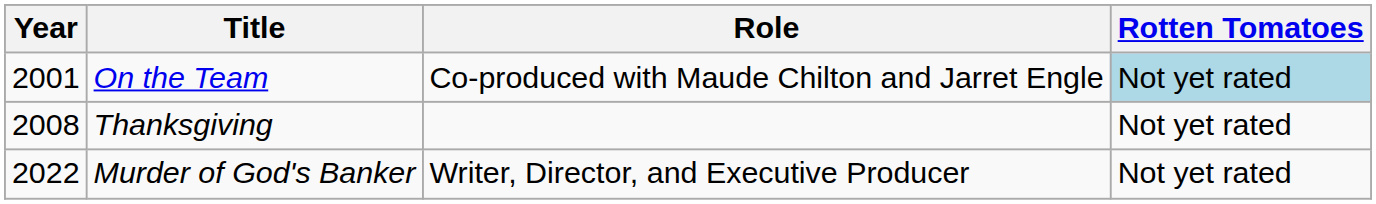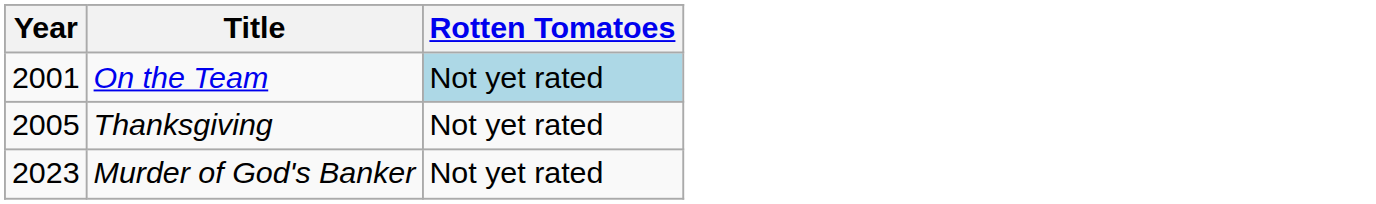- column: (767, 28)
(46, 125) 2008 -> (46, 125) 2005
(46, 173) 2022 -> (46, 173) 2023
